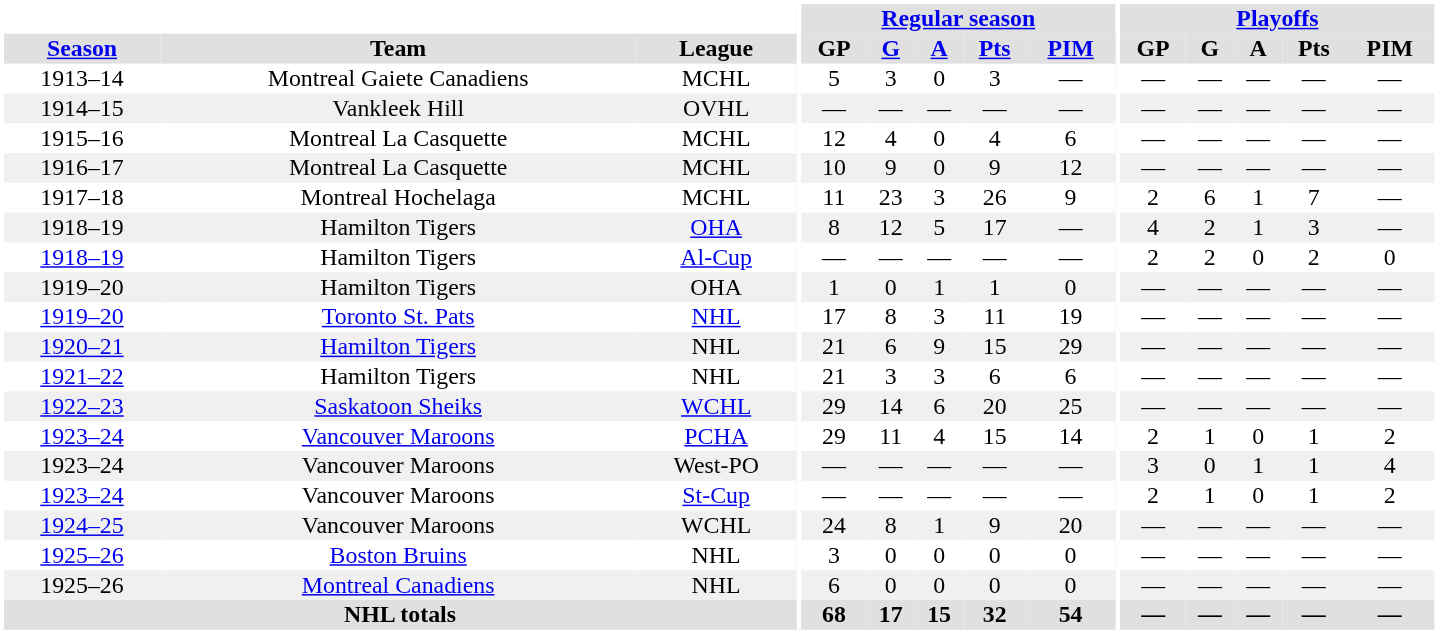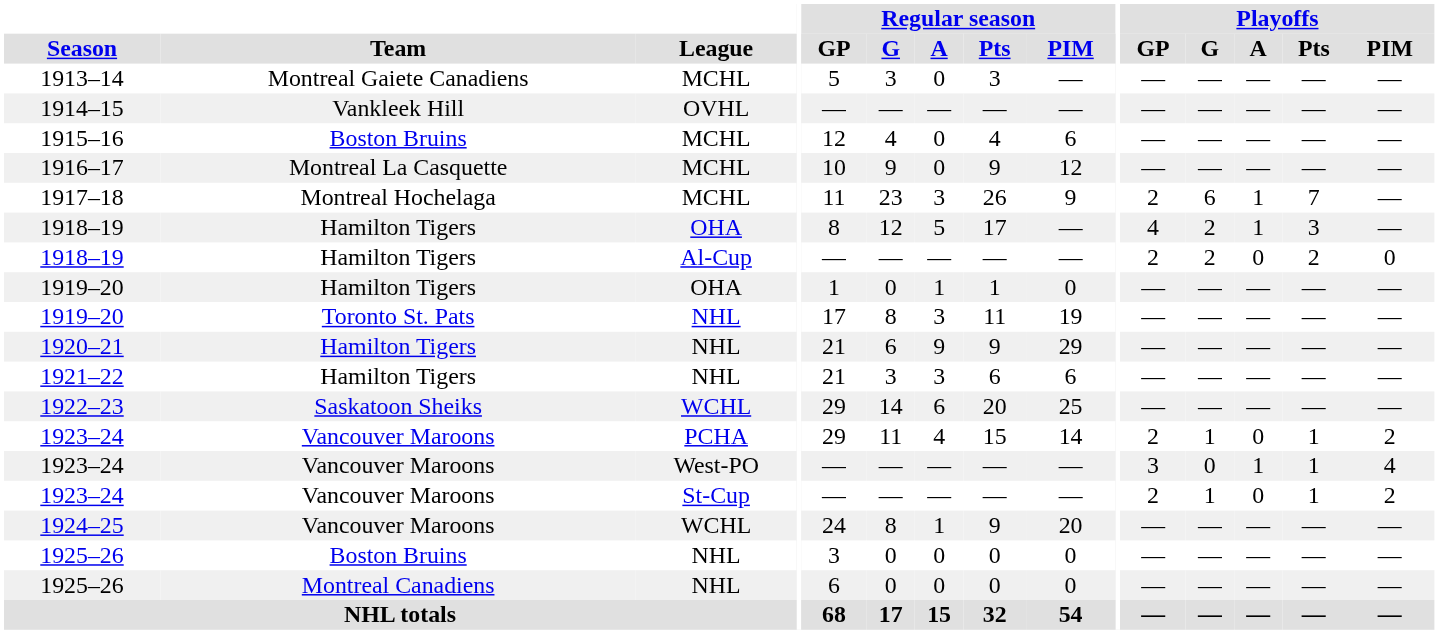(398, 137) Montreal La Casquette -> (398, 137) Boston Bruins
(995, 346) 15 -> (995, 346) 9
